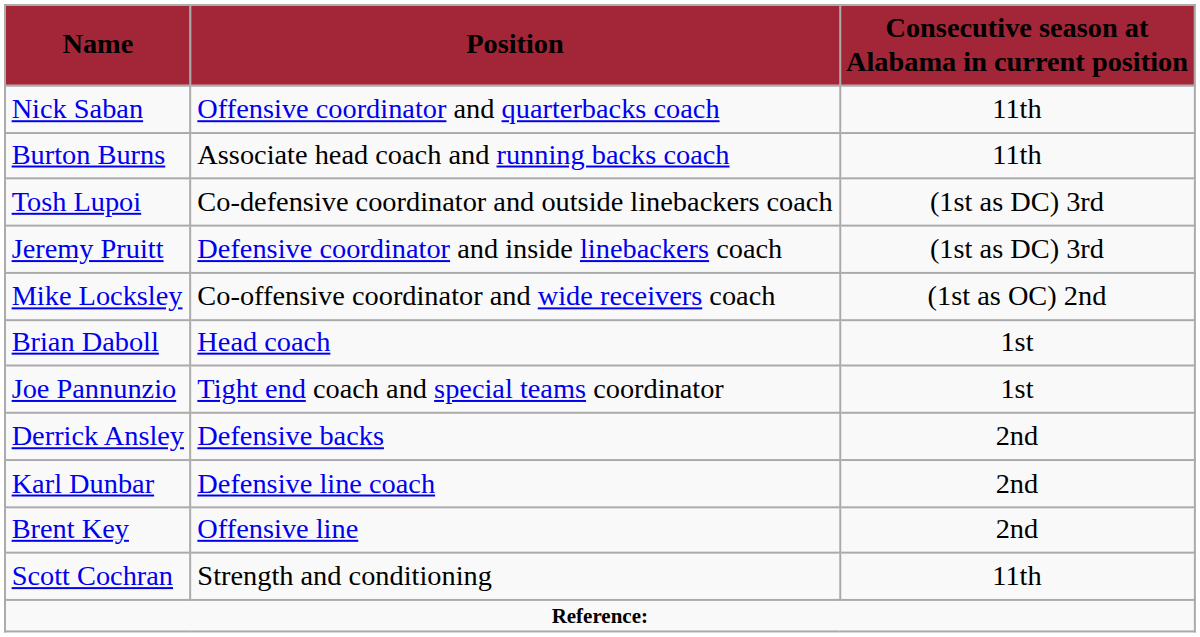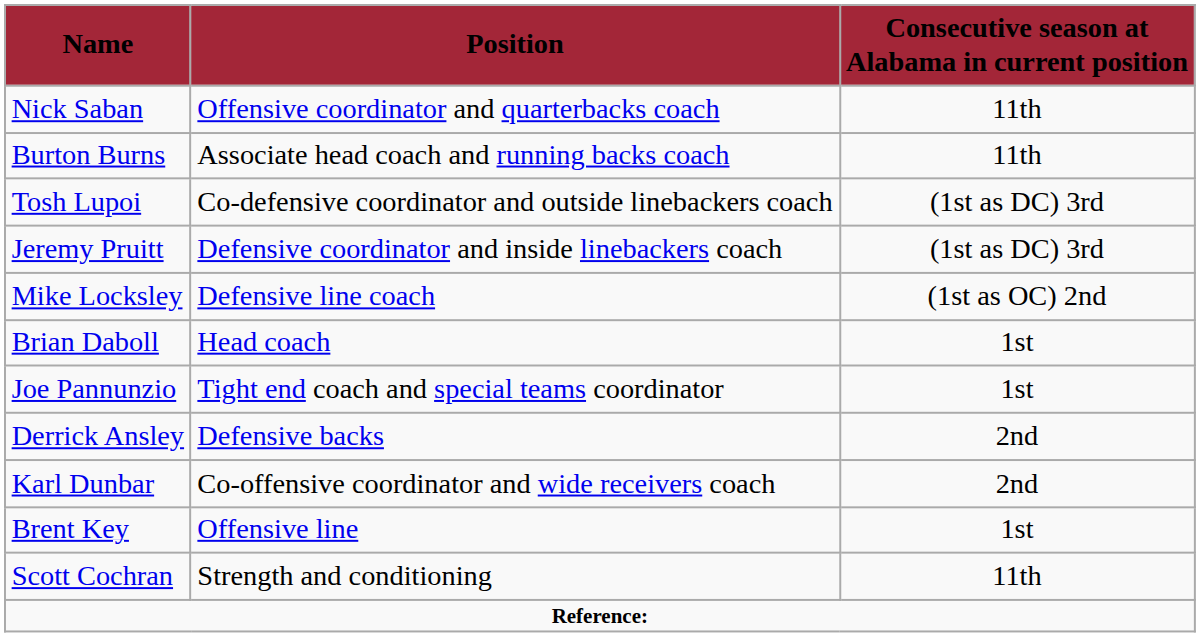(486, 295) Co-offensive coordinator and wide receivers coach -> (316, 295) Defensive line coach
(316, 482) Defensive line coach -> (486, 482) Co-offensive coordinator and wide receivers coach
(1017, 529) 2nd -> (1017, 529) 1st
